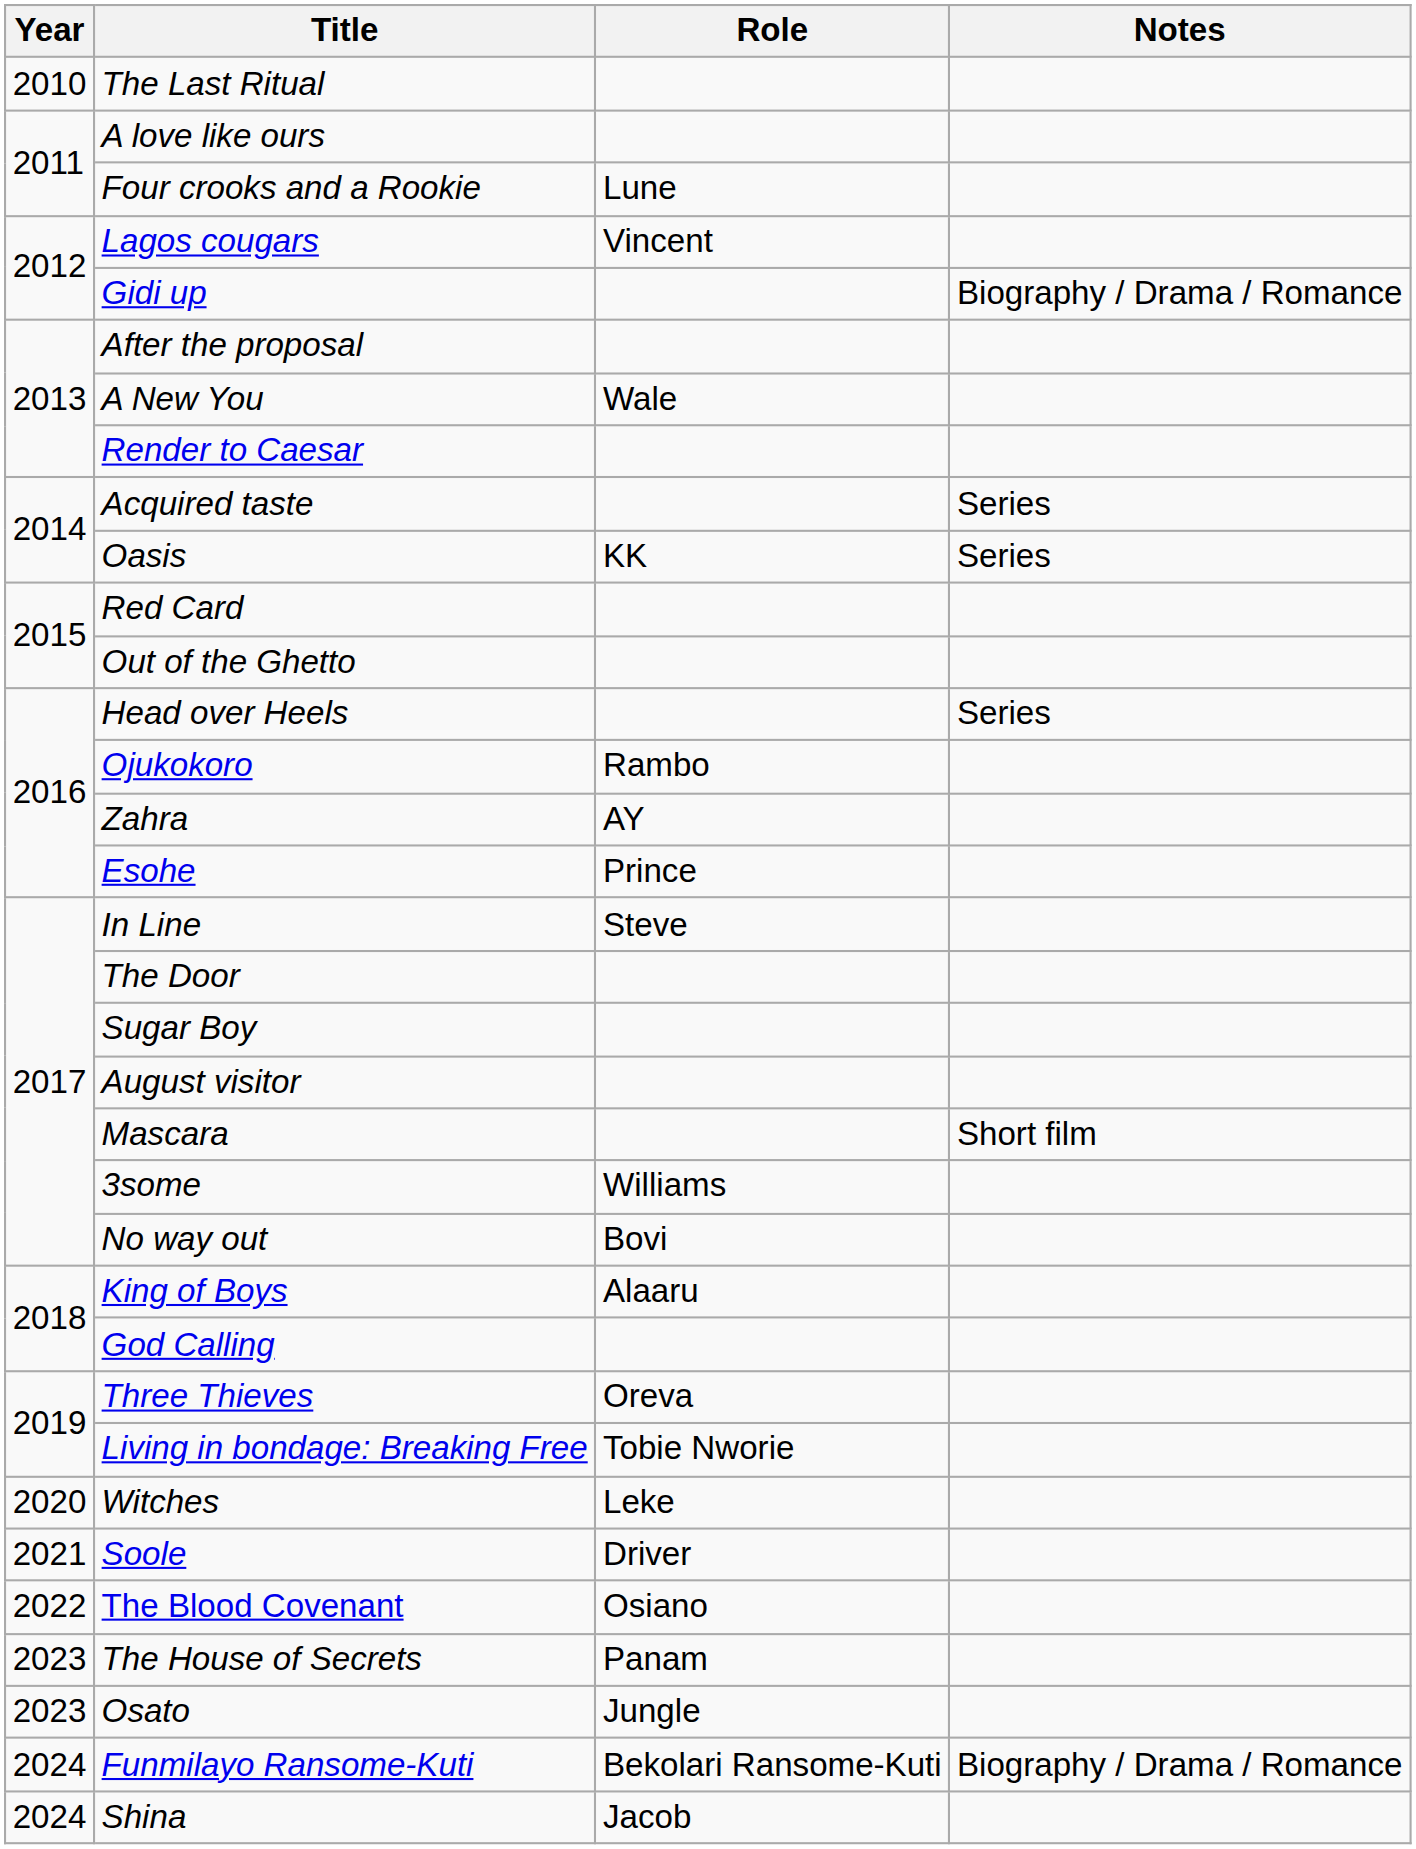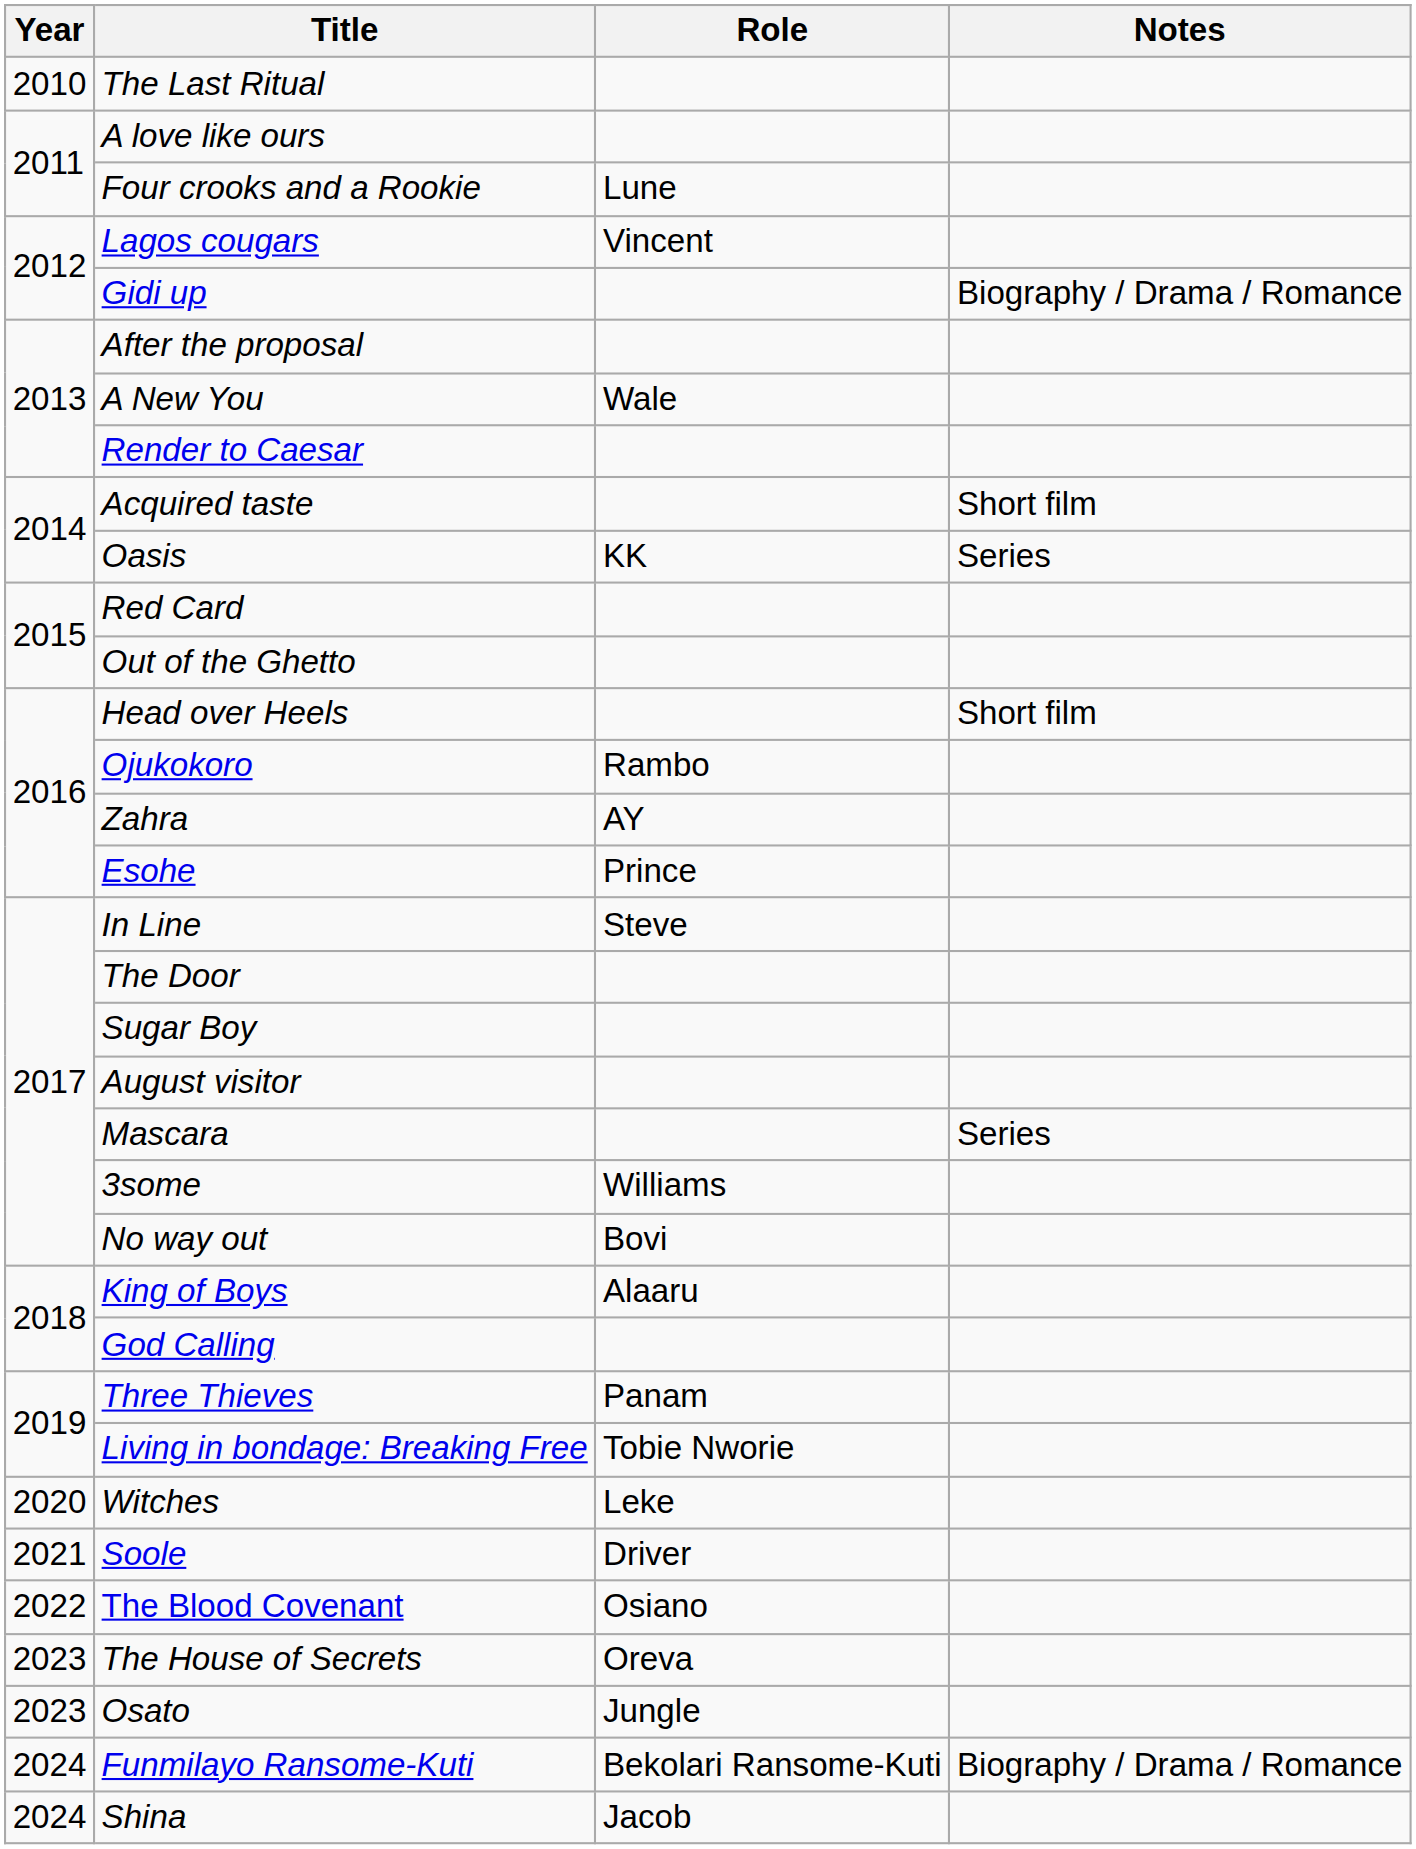(1004, 503) Series -> (1027, 503) Short film
(1004, 713) Series -> (1027, 713) Short film
(1027, 1133) Short film -> (1004, 1133) Series
(648, 1396) Oreva -> (655, 1396) Panam
(655, 1659) Panam -> (648, 1659) Oreva
